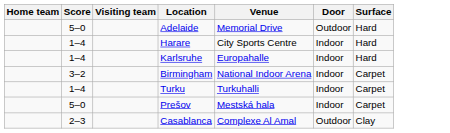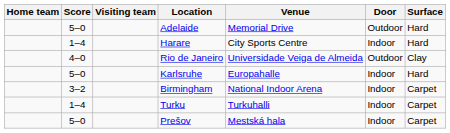+ row: (192, 58)
(77, 58) 1–4 -> (77, 74) 5–0
- row: (186, 120)
